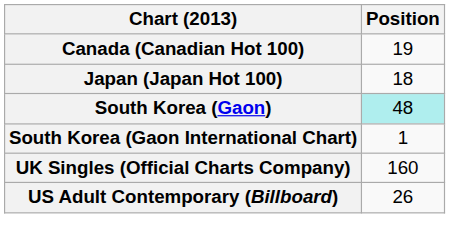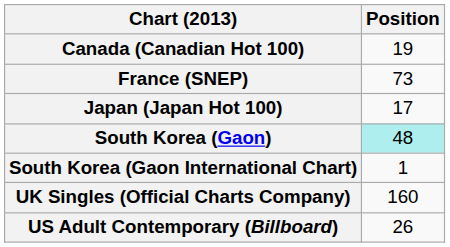+ row: (183, 78)
(403, 78) 18 -> (403, 108) 17
